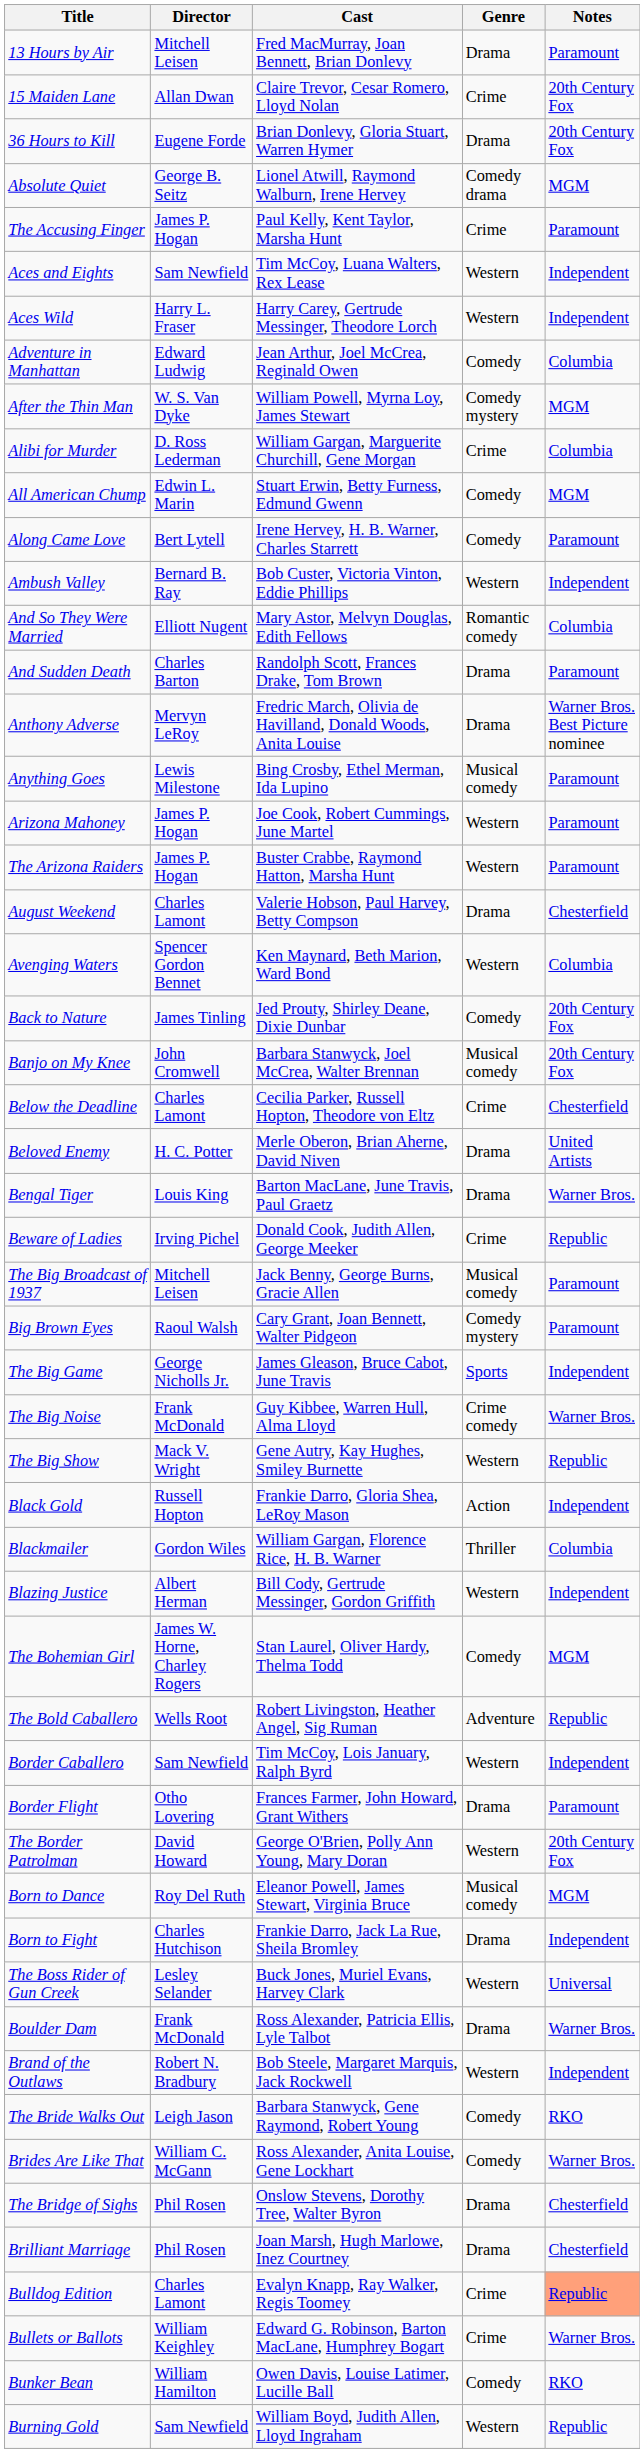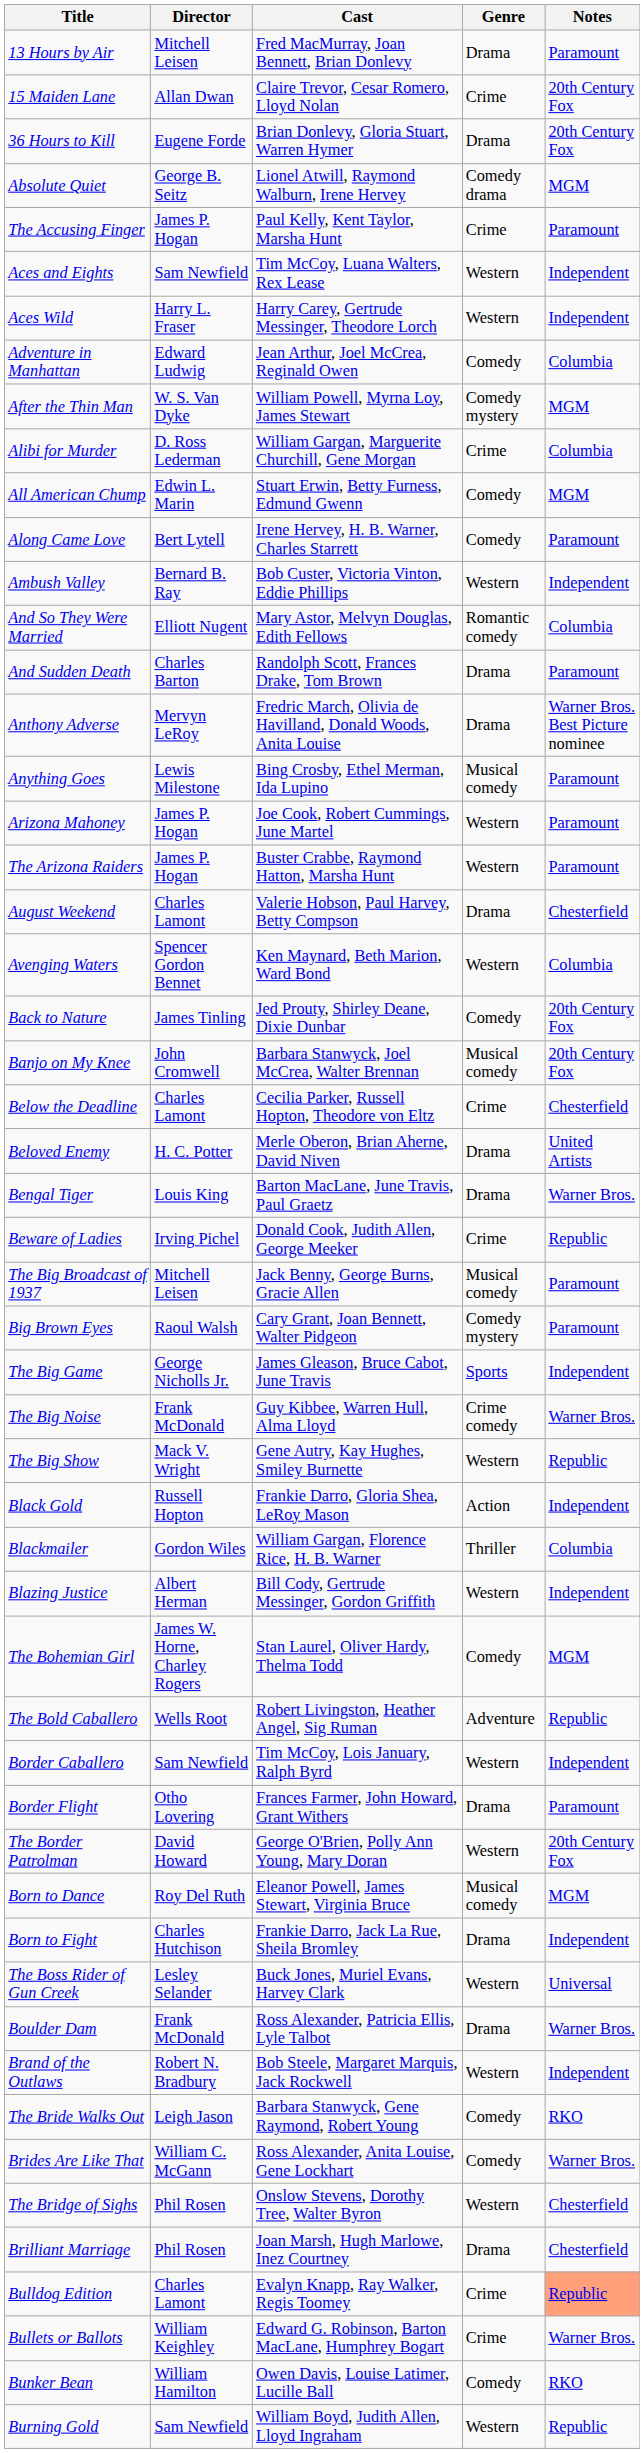(488, 2205) Drama -> (492, 2205) Western
